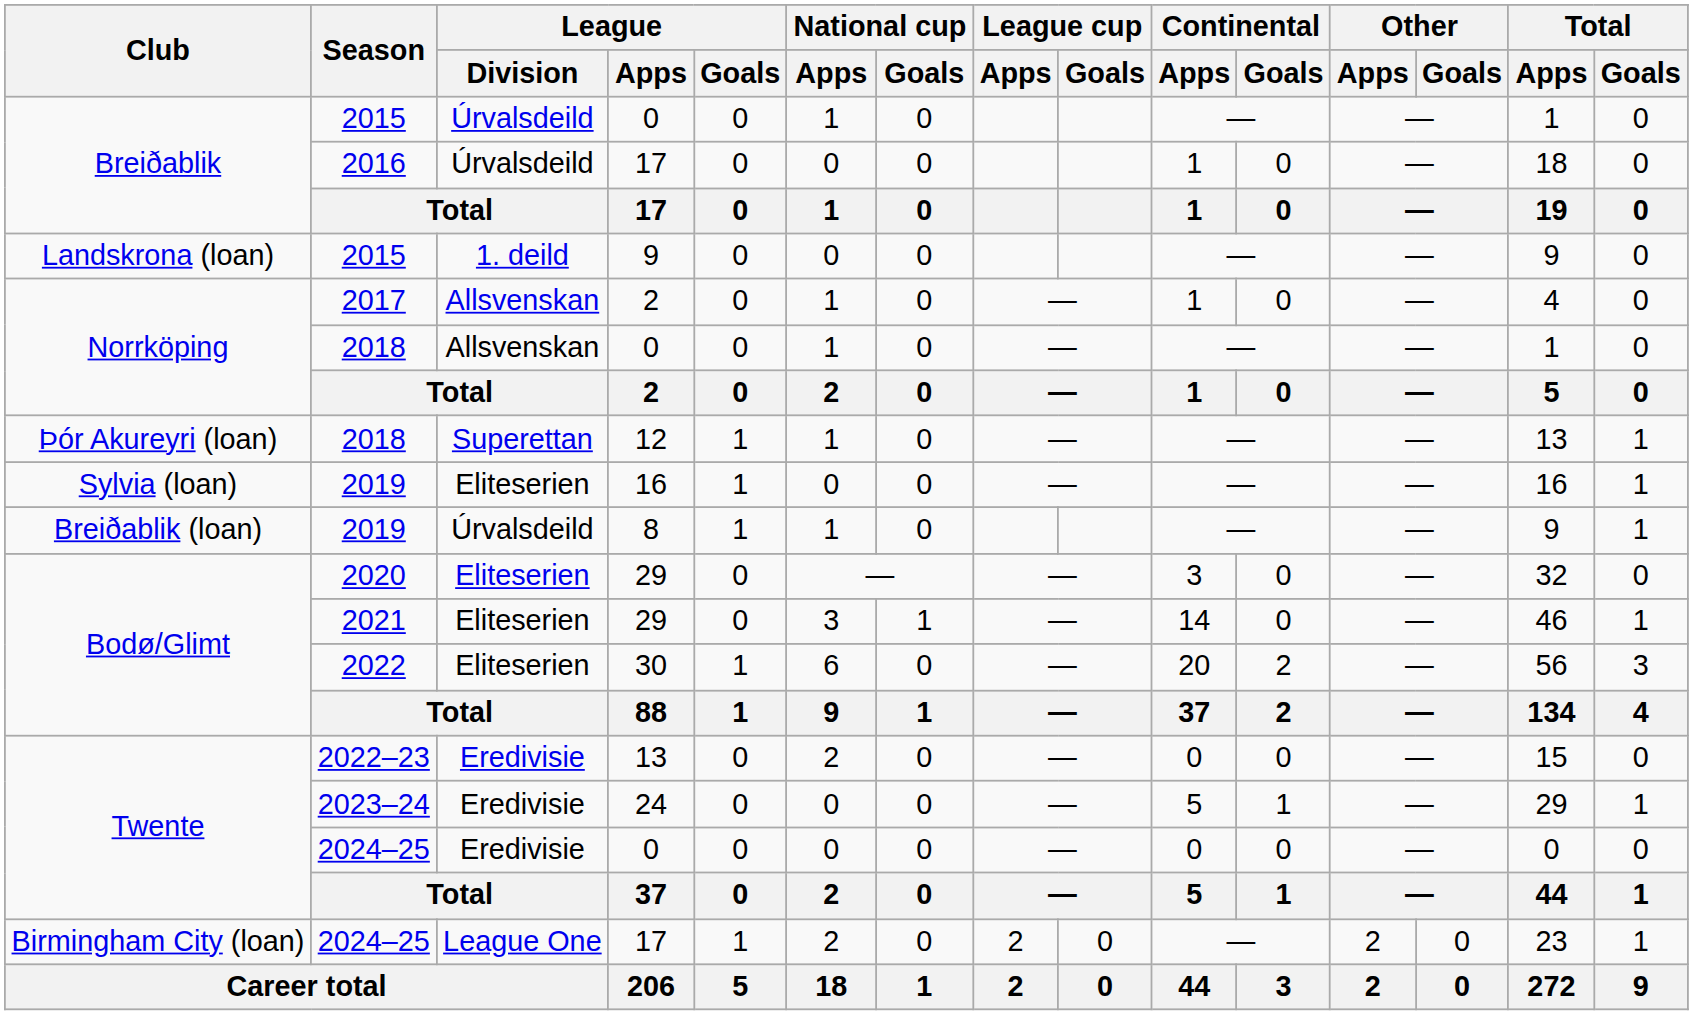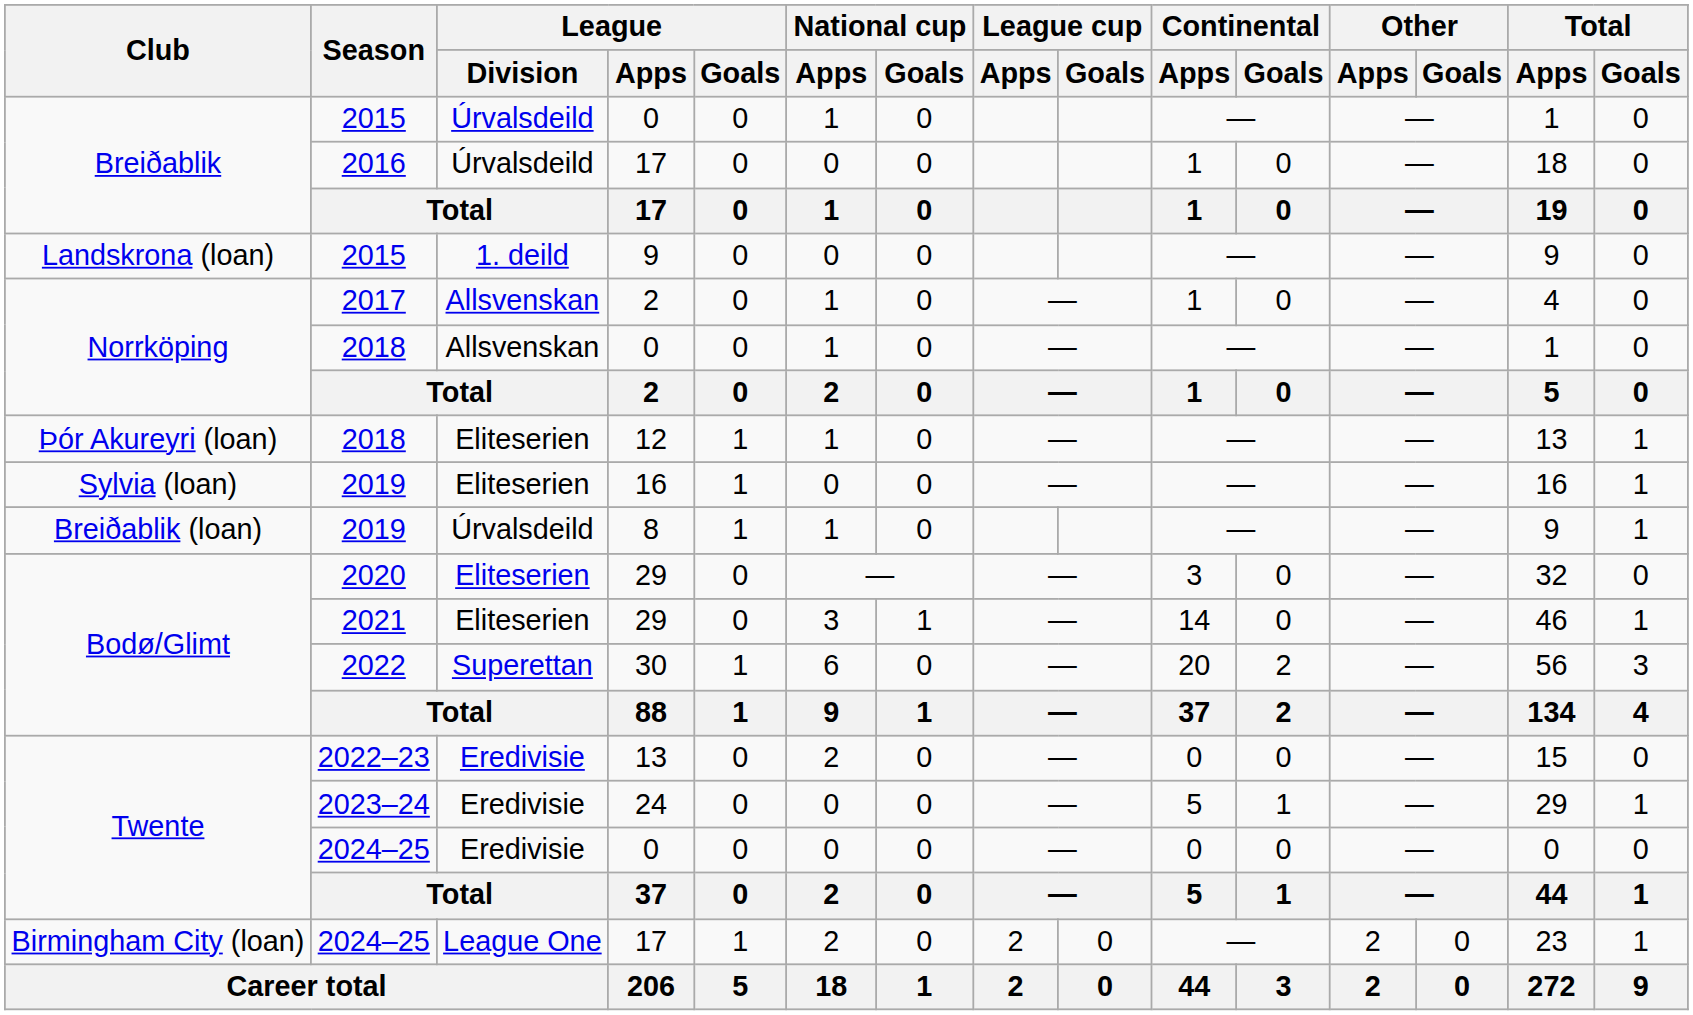(522, 438) Superettan -> (522, 438) Eliteserien
(522, 666) Eliteserien -> (522, 666) Superettan
